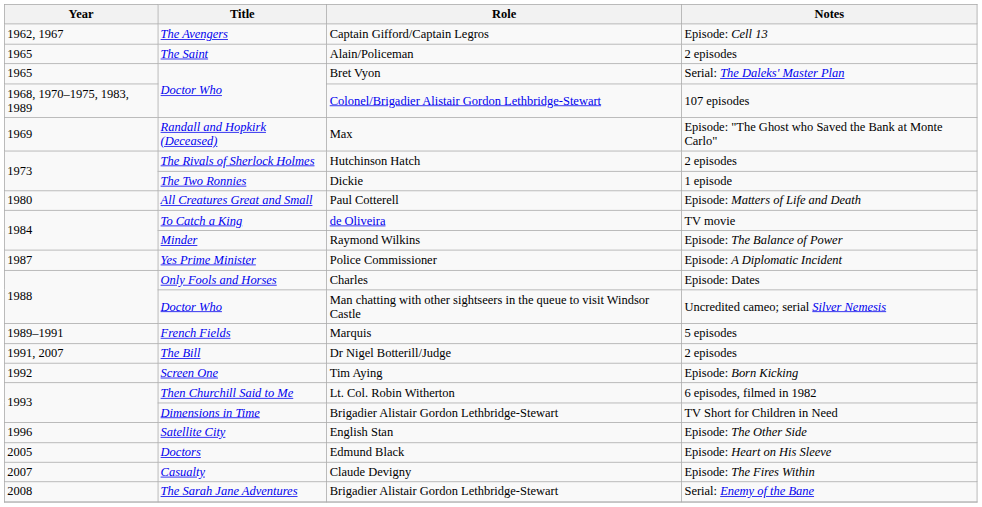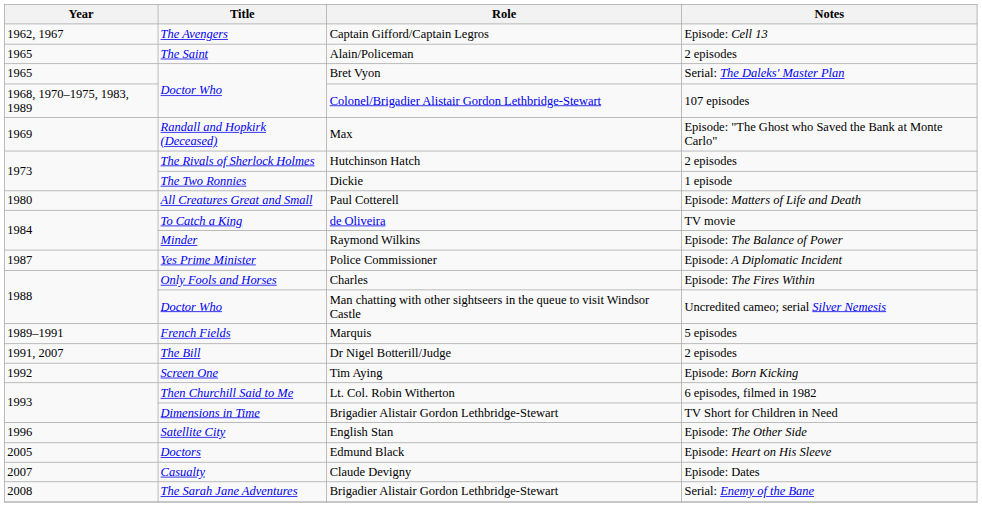(722, 279) Episode: Dates -> (750, 279) Episode: The Fires Within
(750, 472) Episode: The Fires Within -> (722, 472) Episode: Dates
